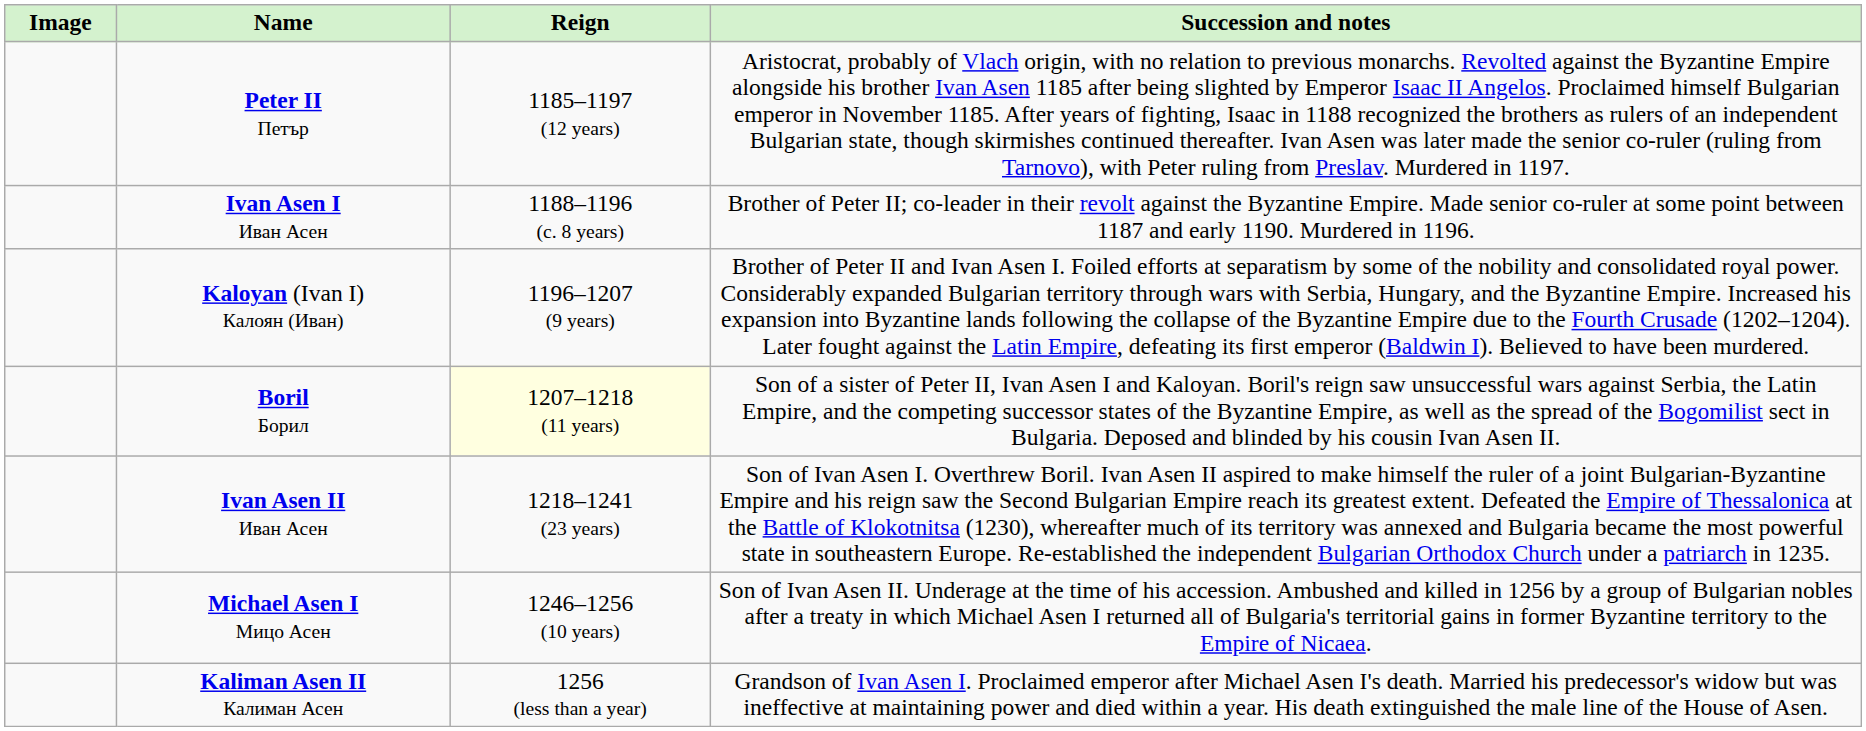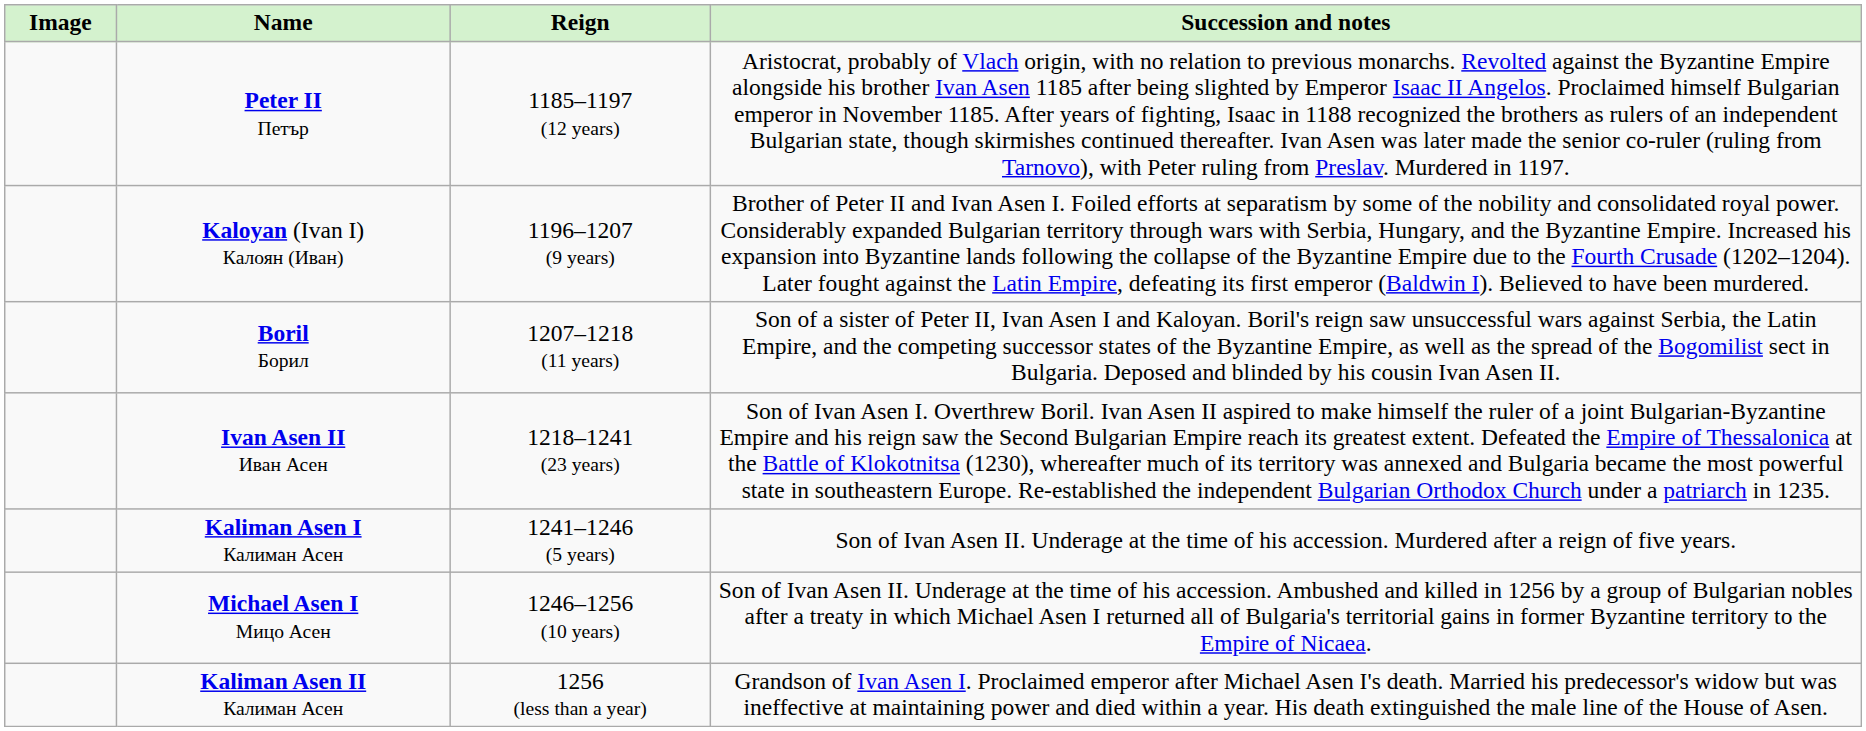- row: (283, 216)
(580, 410) lightyellow background -> (580, 346) no background
+ row: (283, 540)
